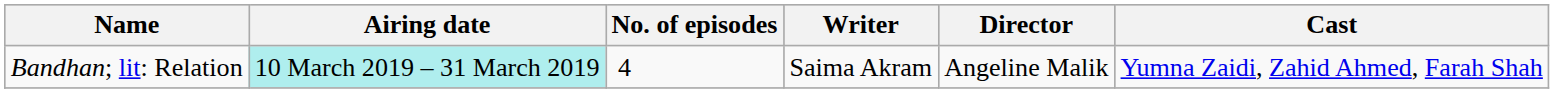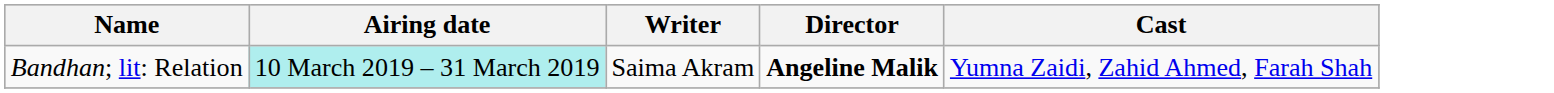- column: (694, 25)
(1026, 66) normal -> (852, 66) bold
